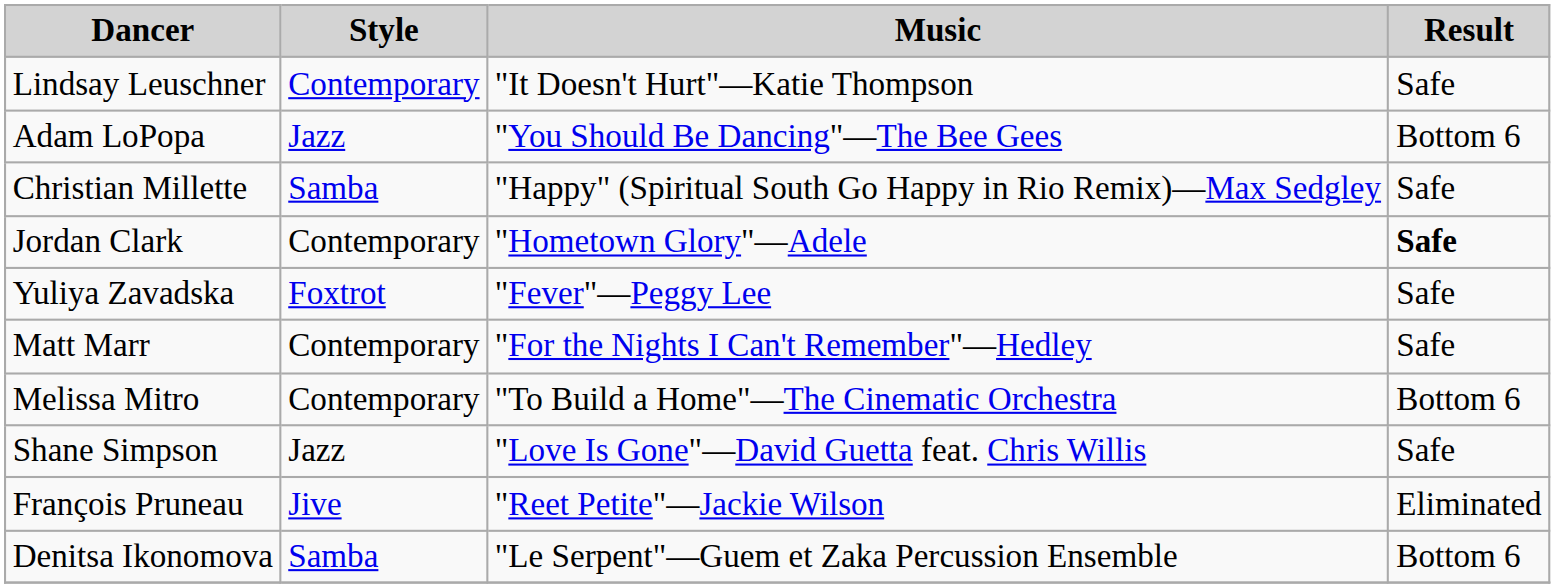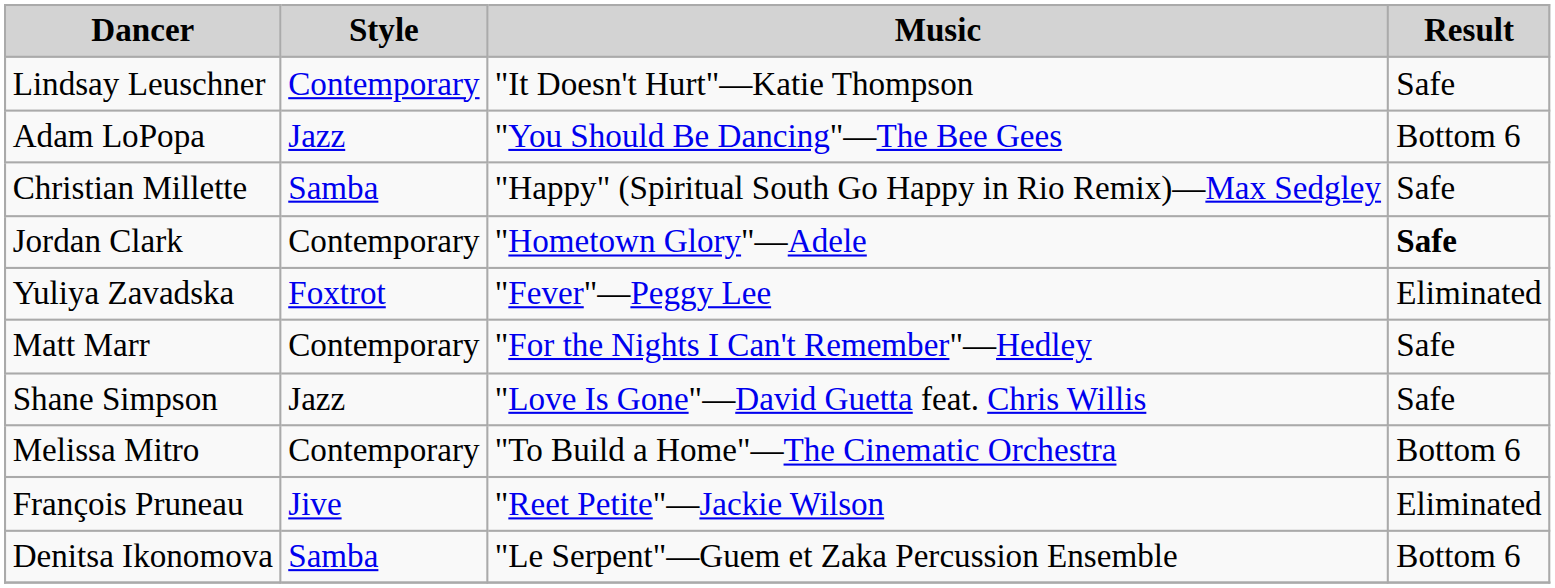(1426, 293) Safe -> (1469, 293) Eliminated
rows swapped: (106, 398) <-> (115, 450)
